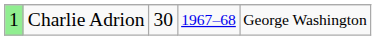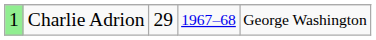(163, 19) 30 -> (163, 19) 29
